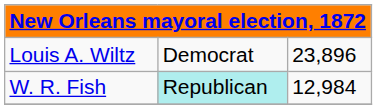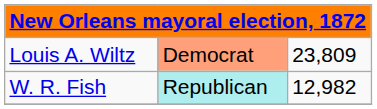(208, 54) no background -> (208, 54) lightsalmon background
(324, 54) 23,896 -> (324, 54) 23,809
(324, 87) 12,984 -> (324, 87) 12,982
